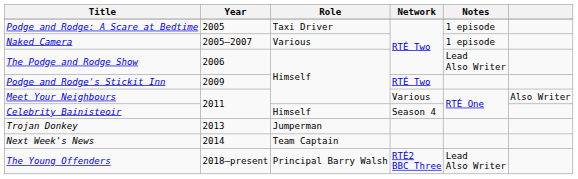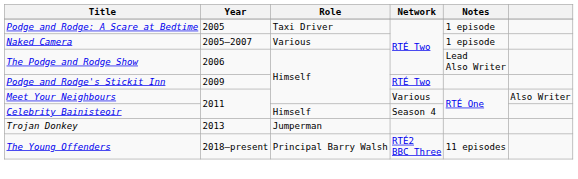- row: (50, 141)
(476, 161) Lead Also Writer -> (476, 146) 11 episodes
